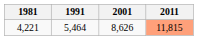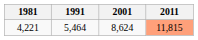(122, 27) 8,626 -> (122, 27) 8,624
